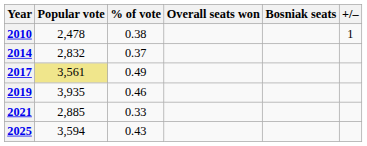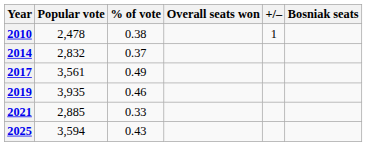columns swapped: (301, 14) <-> (350, 14)
(71, 72) khaki background -> (71, 72) no background
